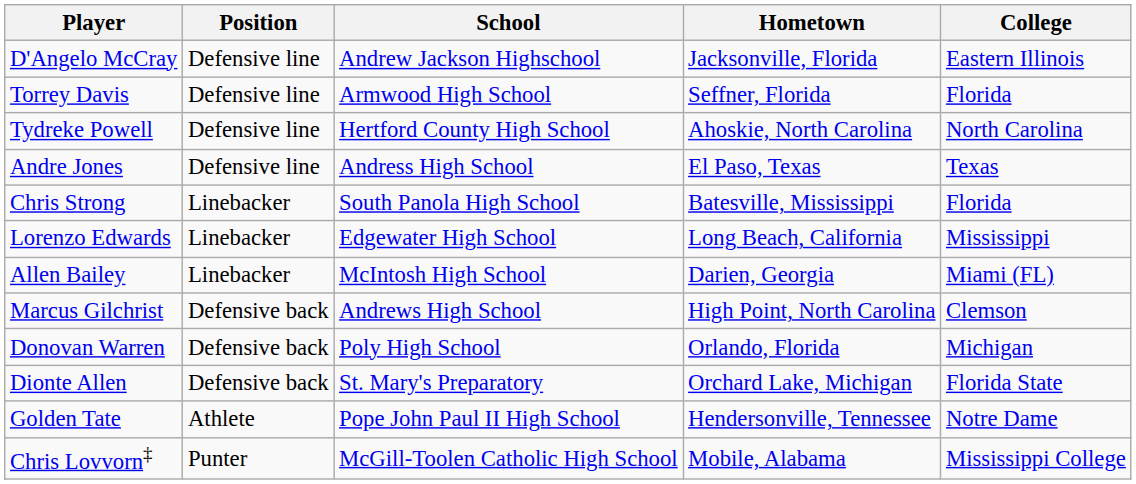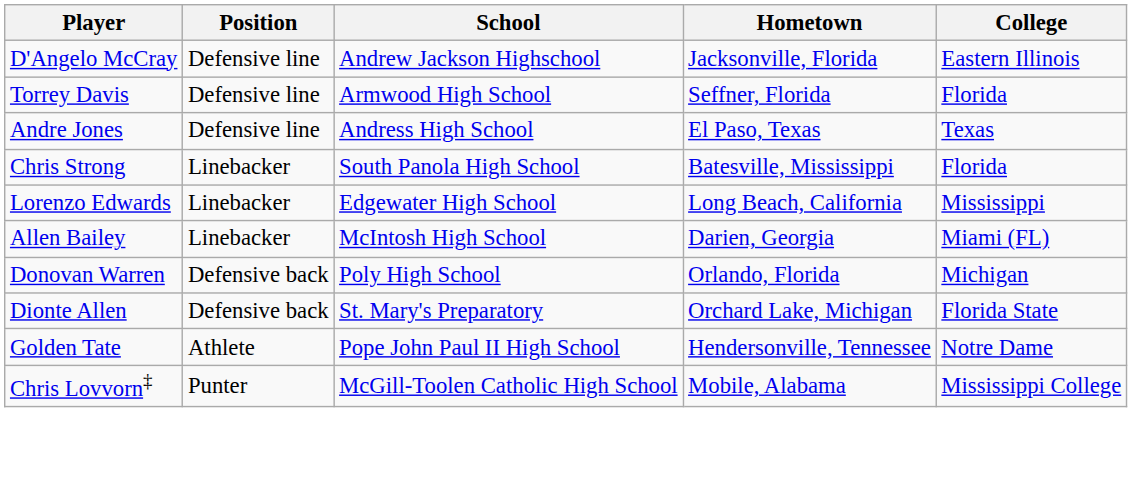- row: (81, 130)
- row: (87, 310)
